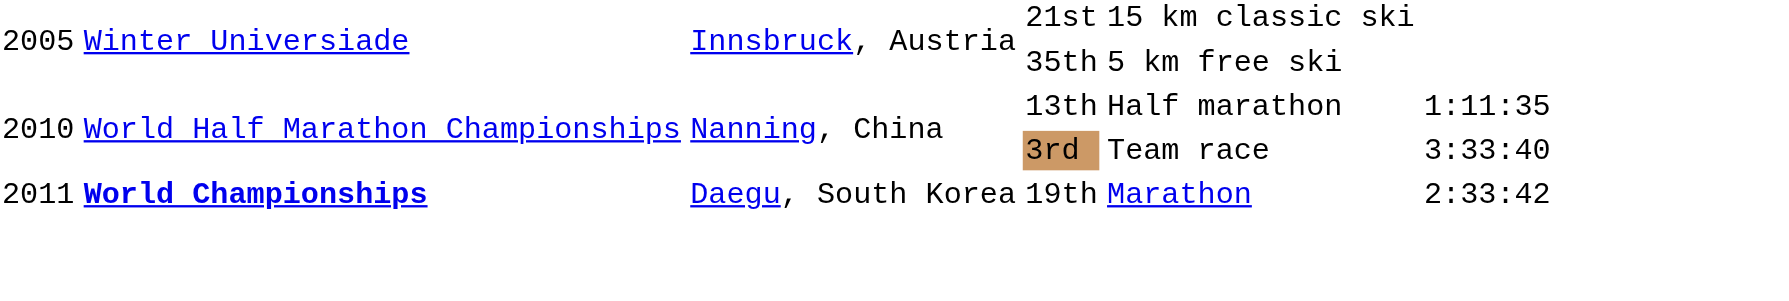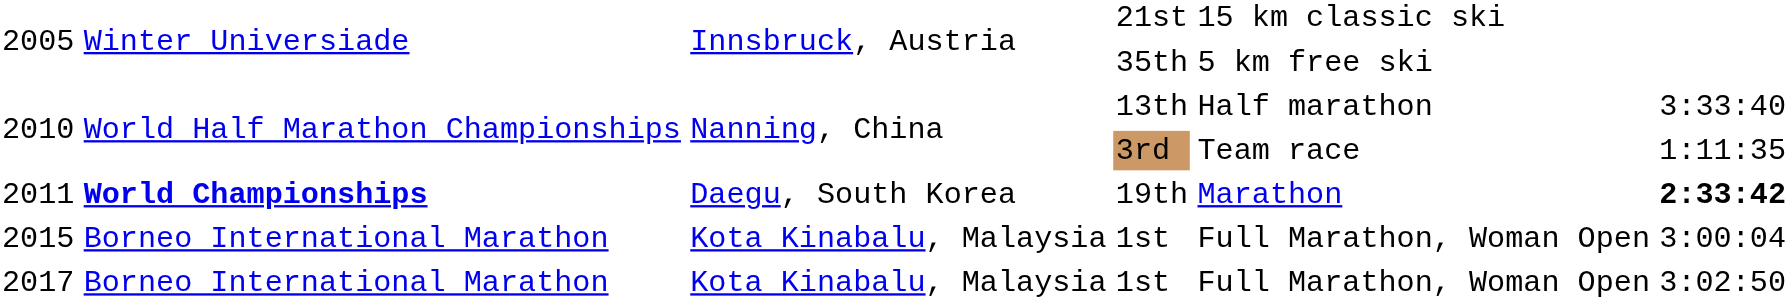(1487, 107) 1:11:35 -> (1723, 107) 3:33:40
(1487, 151) 3:33:40 -> (1723, 151) 1:11:35
(1487, 195) normal -> (1723, 195) bold
+ row: (38, 239)
+ row: (38, 283)
